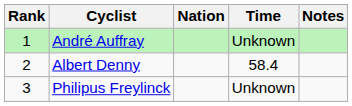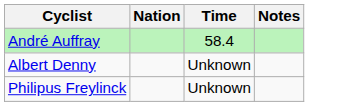- column: (27, 16)
(263, 40) Unknown -> (219, 40) 58.4
(263, 64) 58.4 -> (219, 64) Unknown
